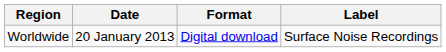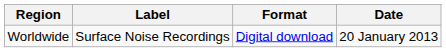columns swapped: (125, 15) <-> (361, 15)
